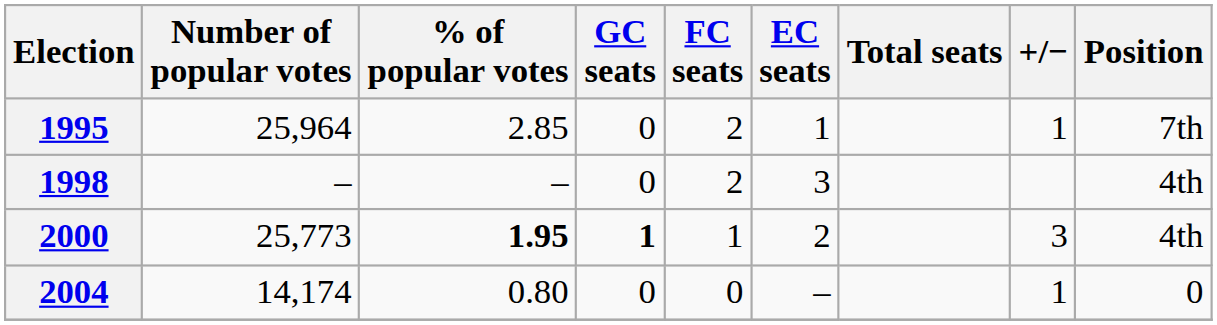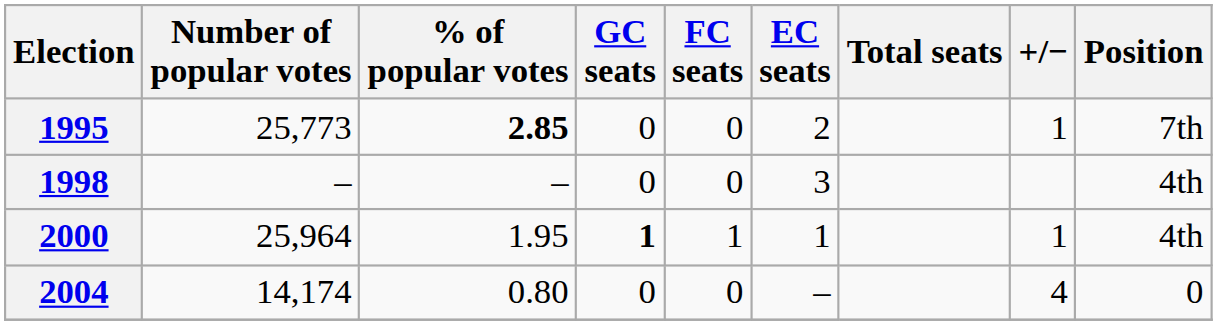(304, 126) 25,964 -> (304, 126) 25,773
(538, 126) normal -> (538, 126) bold
(735, 126) 2 -> (735, 126) 0
(822, 126) 1 -> (822, 126) 2
(735, 181) 2 -> (735, 181) 0
(304, 236) 25,773 -> (304, 236) 25,964
(538, 236) bold -> (538, 236) normal
(822, 236) 2 -> (822, 236) 1
(1059, 236) 3 -> (1059, 236) 1
(1059, 291) 1 -> (1059, 291) 4
